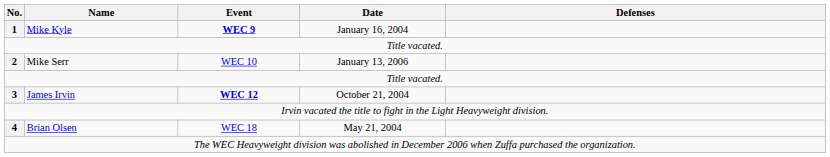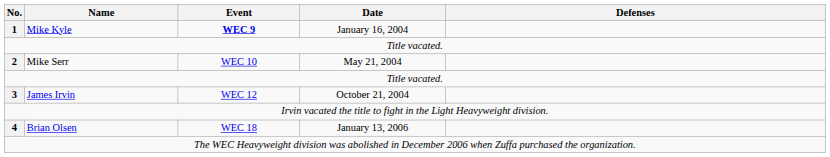(373, 62) January 13, 2006 -> (373, 62) May 21, 2004
(239, 95) bold -> (239, 95) normal
(373, 128) May 21, 2004 -> (373, 128) January 13, 2006
